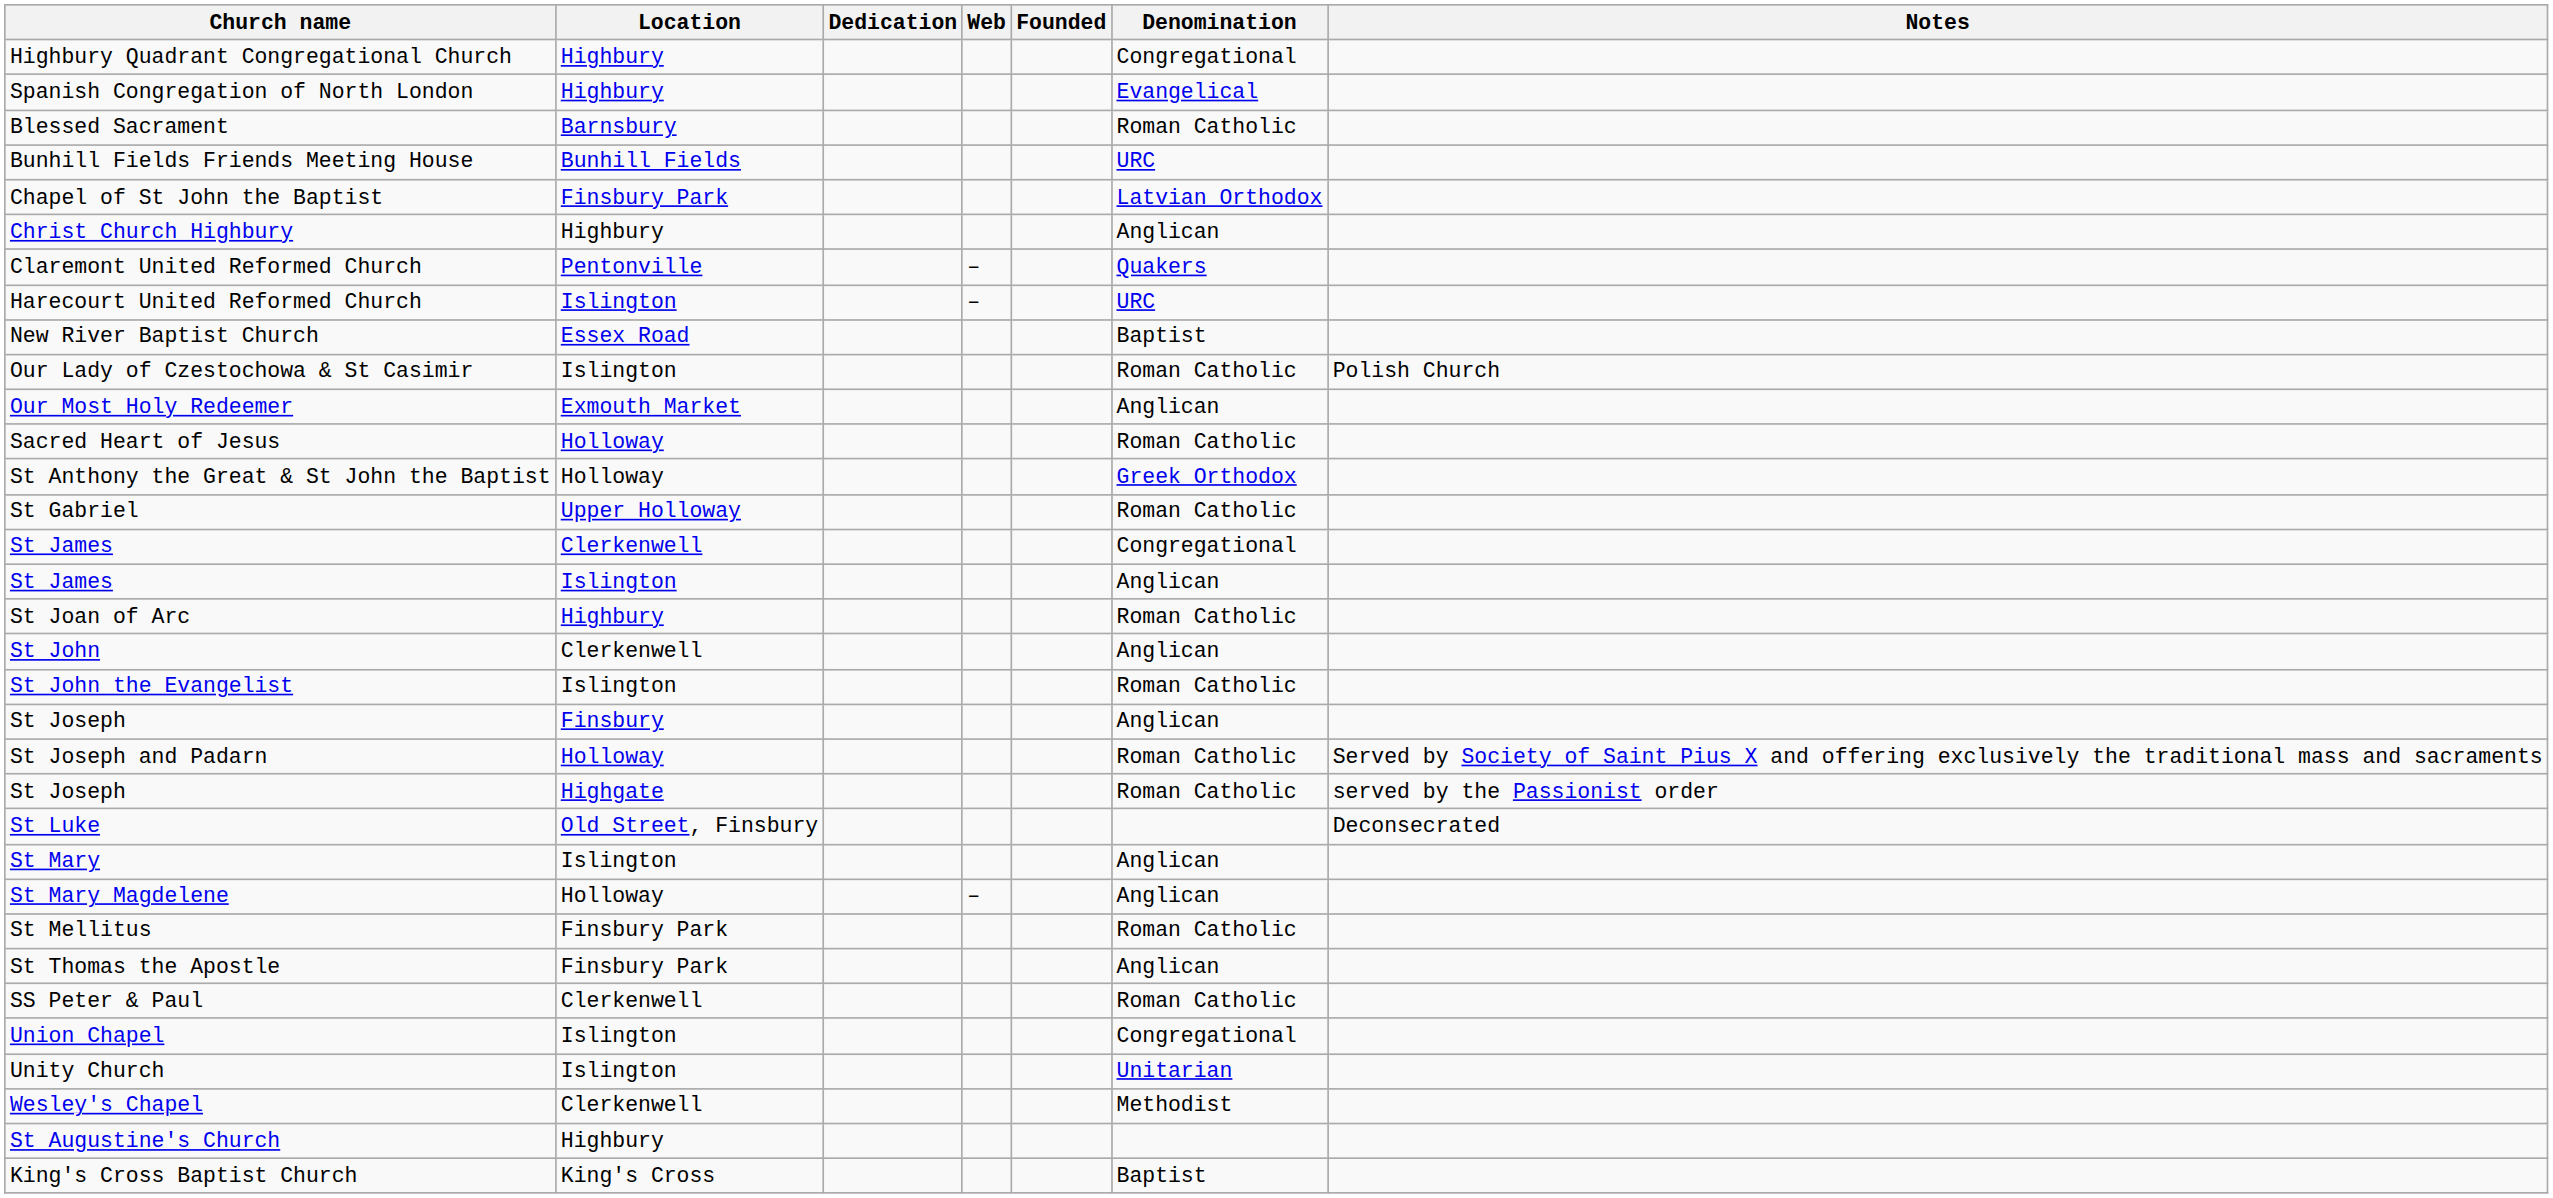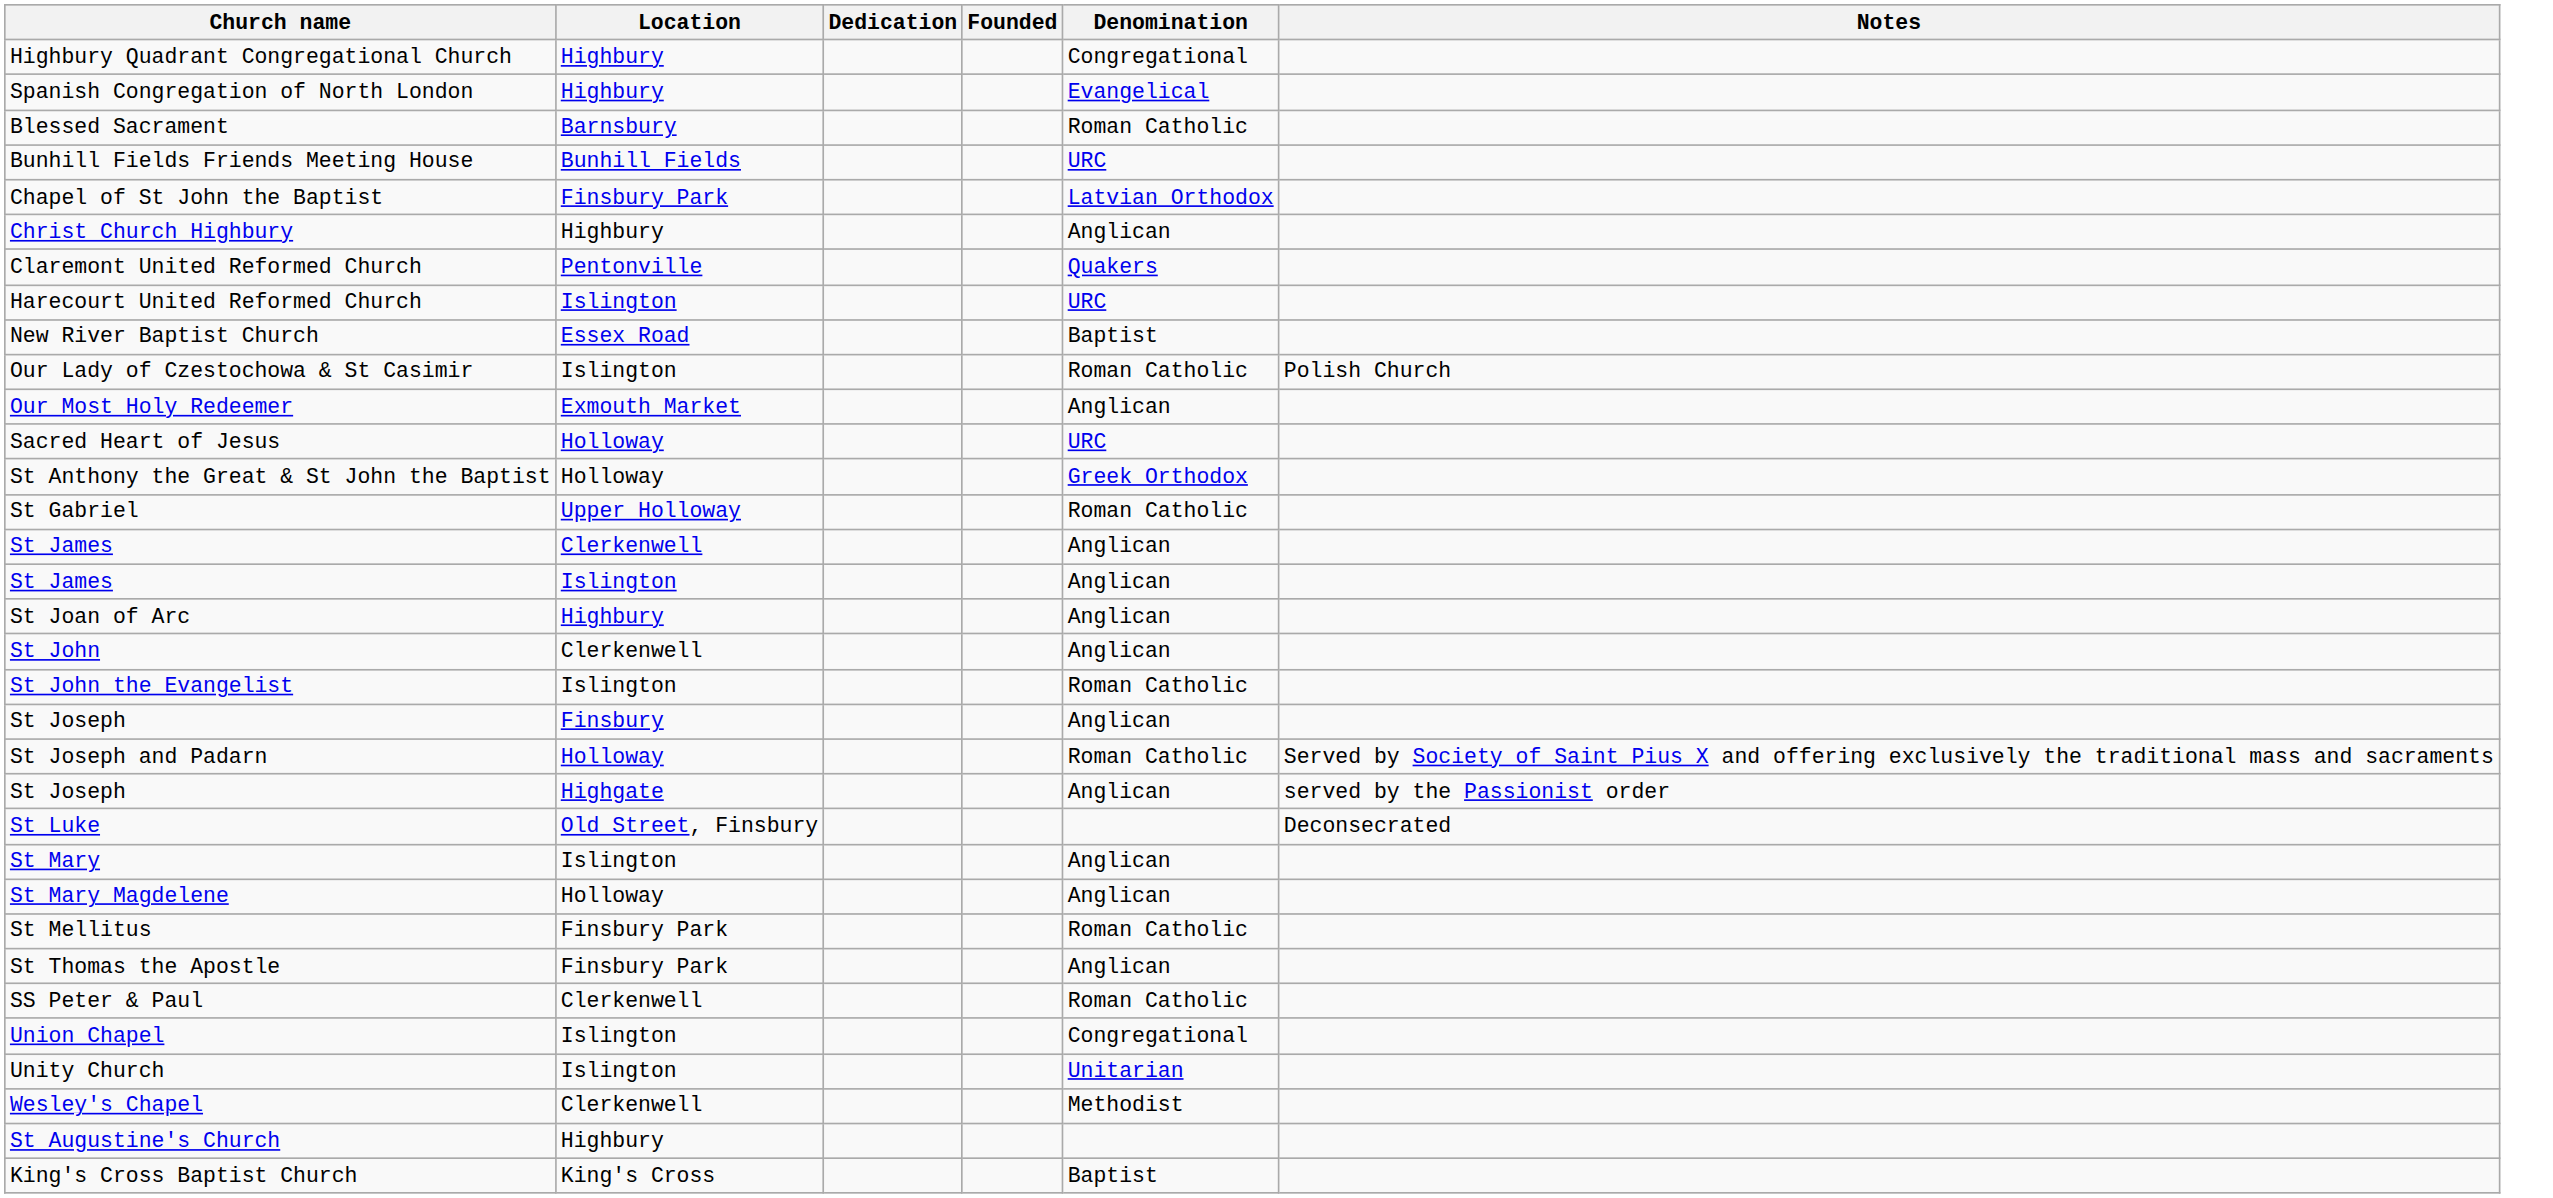- column: (987, 22)
(1207, 442) Roman Catholic -> (1087, 442) URC
(1207, 547) Congregational -> (1119, 547) Anglican
(1207, 617) Roman Catholic -> (1119, 617) Anglican
(1207, 791) Roman Catholic -> (1119, 791) Anglican
